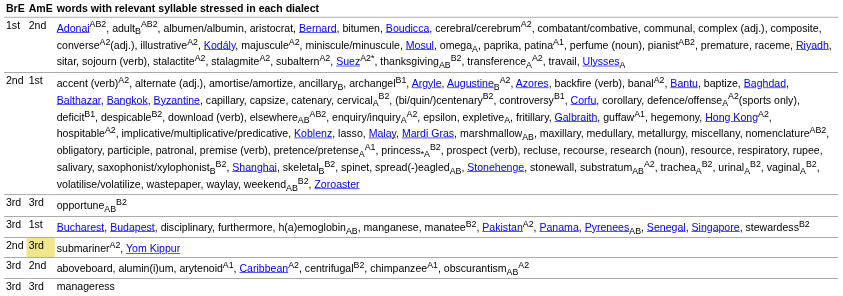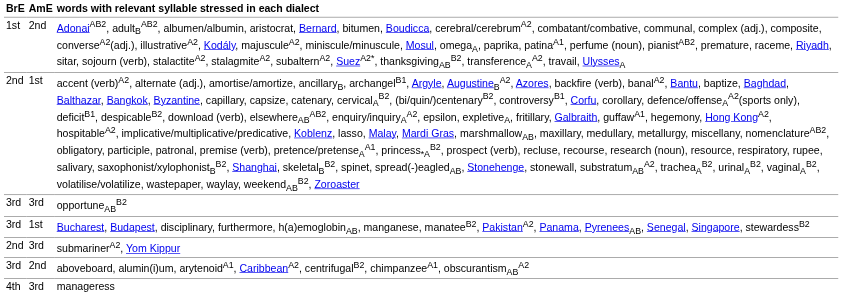(36, 246) khaki background -> (36, 246) no background
(14, 286) 3rd -> (13, 286) 4th
